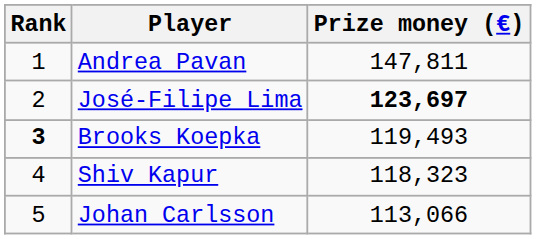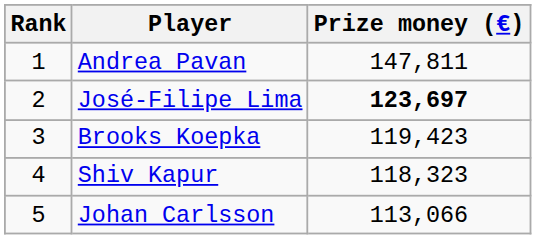(39, 138) bold -> (39, 138) normal
(419, 138) 119,493 -> (419, 138) 119,423
